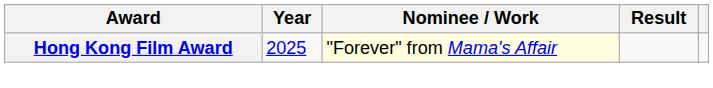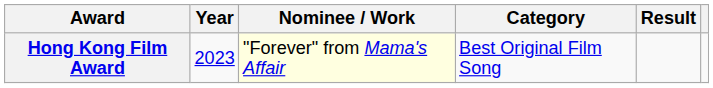+ column: (546, 18)
(286, 47) 2025 -> (215, 57) 2023
